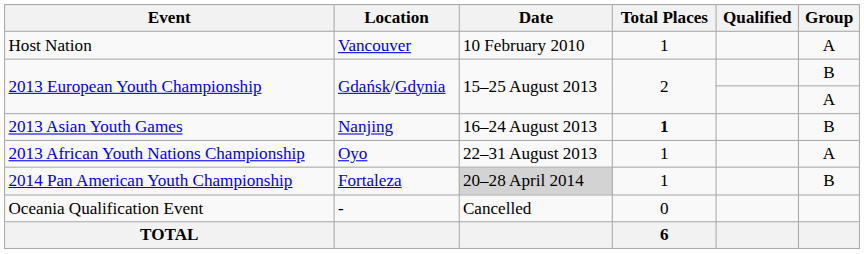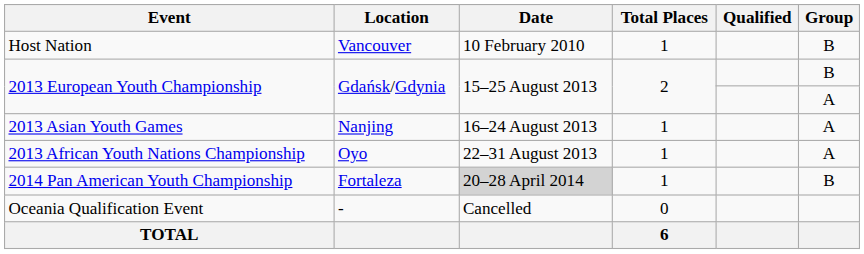(829, 45) A -> (829, 45) B
(664, 126) bold -> (664, 126) normal
(829, 126) B -> (829, 126) A
